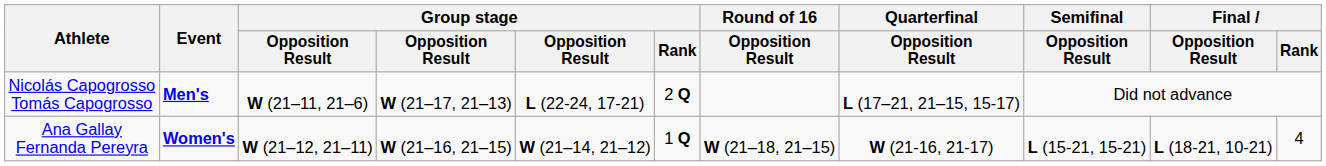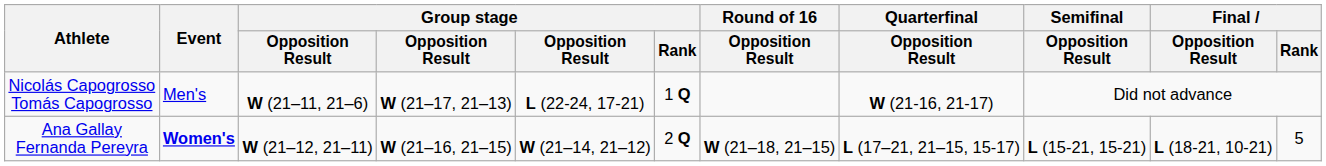(186, 95) bold -> (185, 95) normal
(677, 95) 2 Q -> (677, 95) 1 Q
(931, 104) L (17–21, 21–15, 15-17) -> (931, 104) W (21-16, 21-17)
(677, 139) 1 Q -> (677, 139) 2 Q
(931, 148) W (21-16, 21-17) -> (931, 148) L (17–21, 21–15, 15-17)
(1299, 139) 4 -> (1299, 139) 5
